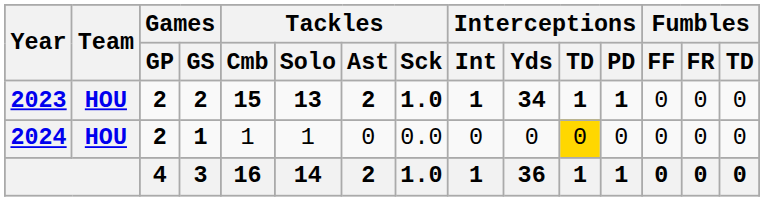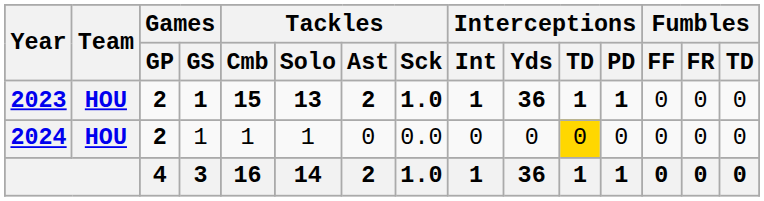(201, 100) 2 -> (201, 100) 1
(532, 100) 34 -> (532, 100) 36
(201, 138) bold -> (201, 138) normal
